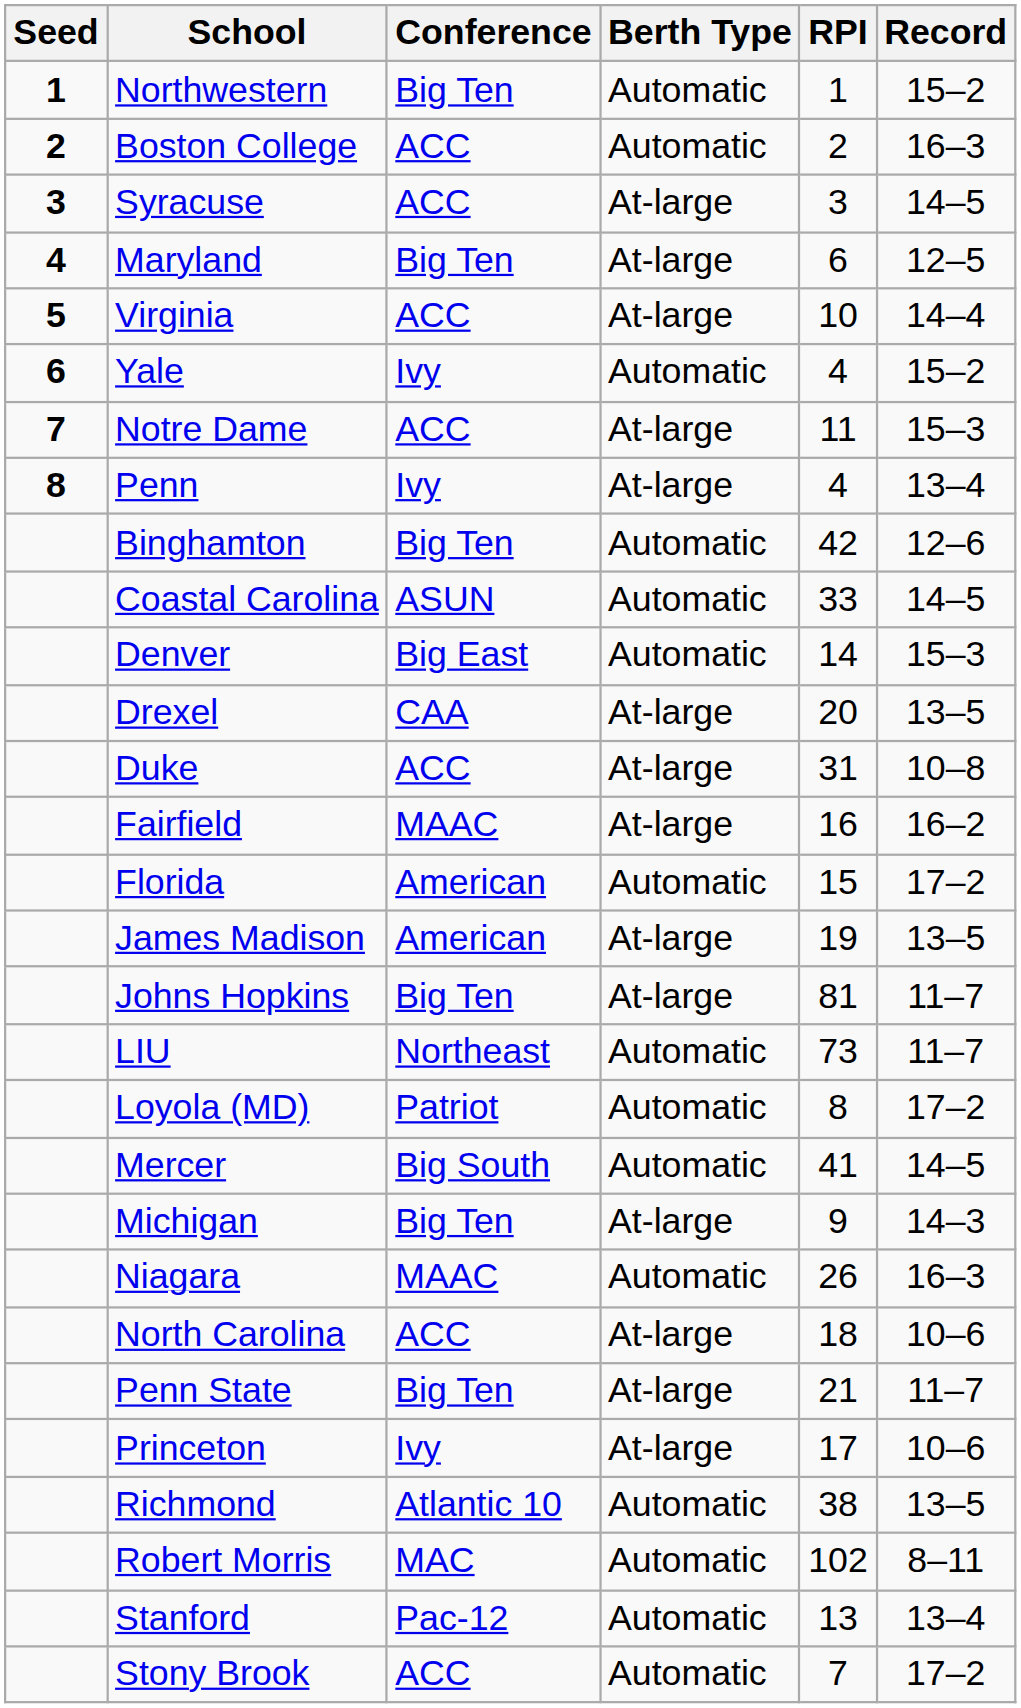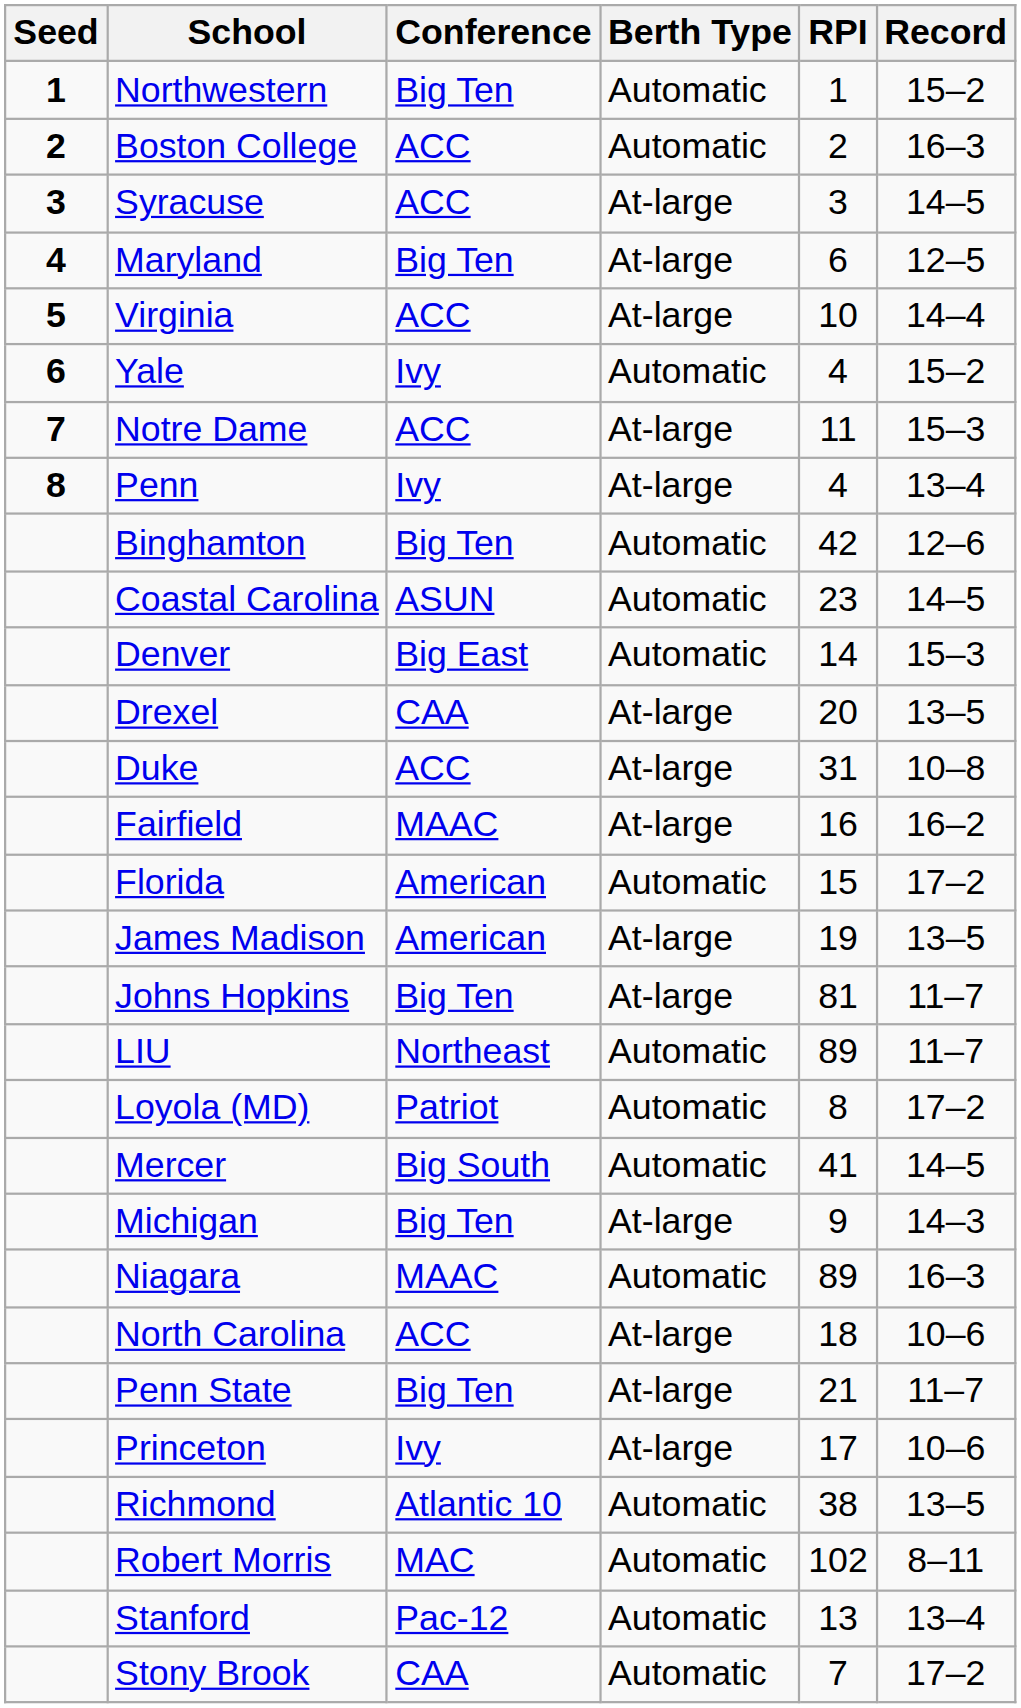(838, 598) 33 -> (838, 598) 23
(838, 1051) 73 -> (838, 1051) 89
(838, 1277) 26 -> (838, 1277) 89
(433, 1673) ACC -> (432, 1673) CAA
